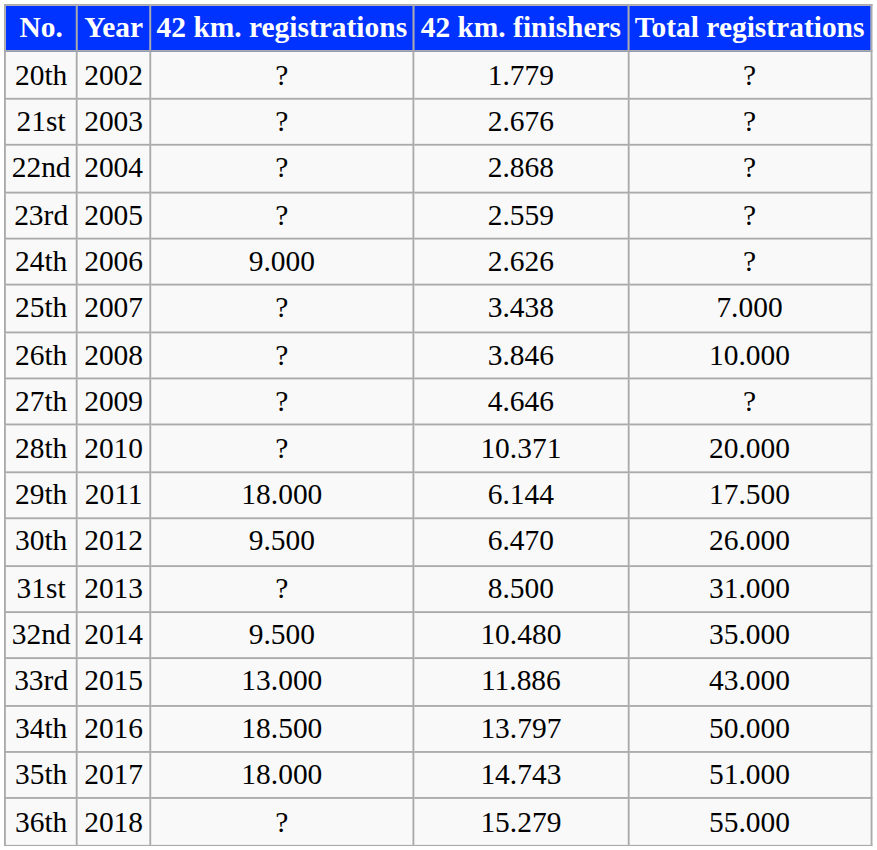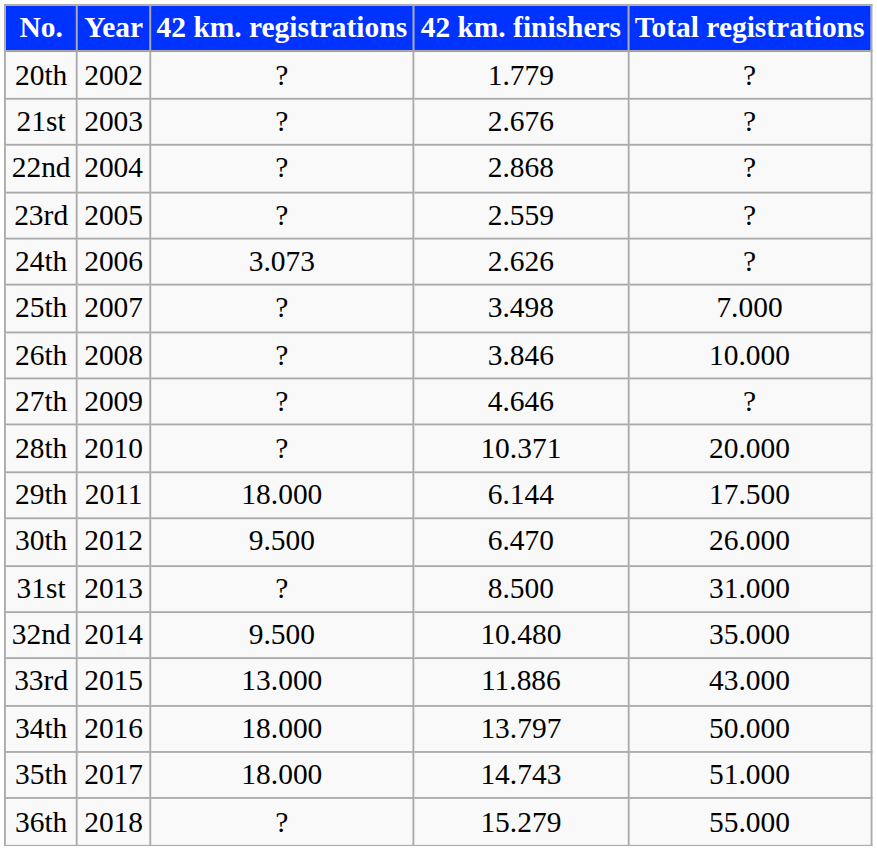(282, 261) 9.000 -> (282, 261) 3.073
(521, 307) 3.438 -> (521, 307) 3.498
(282, 728) 18.500 -> (282, 728) 18.000
